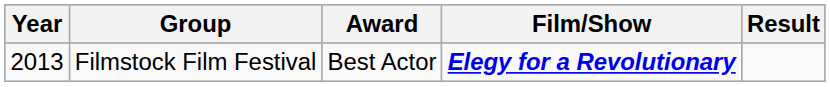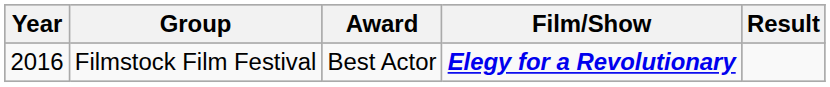(37, 62) 2013 -> (37, 62) 2016
